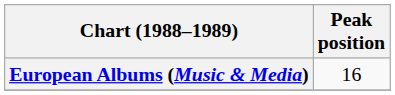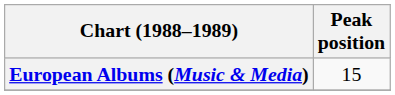(351, 74) 16 -> (351, 74) 15
